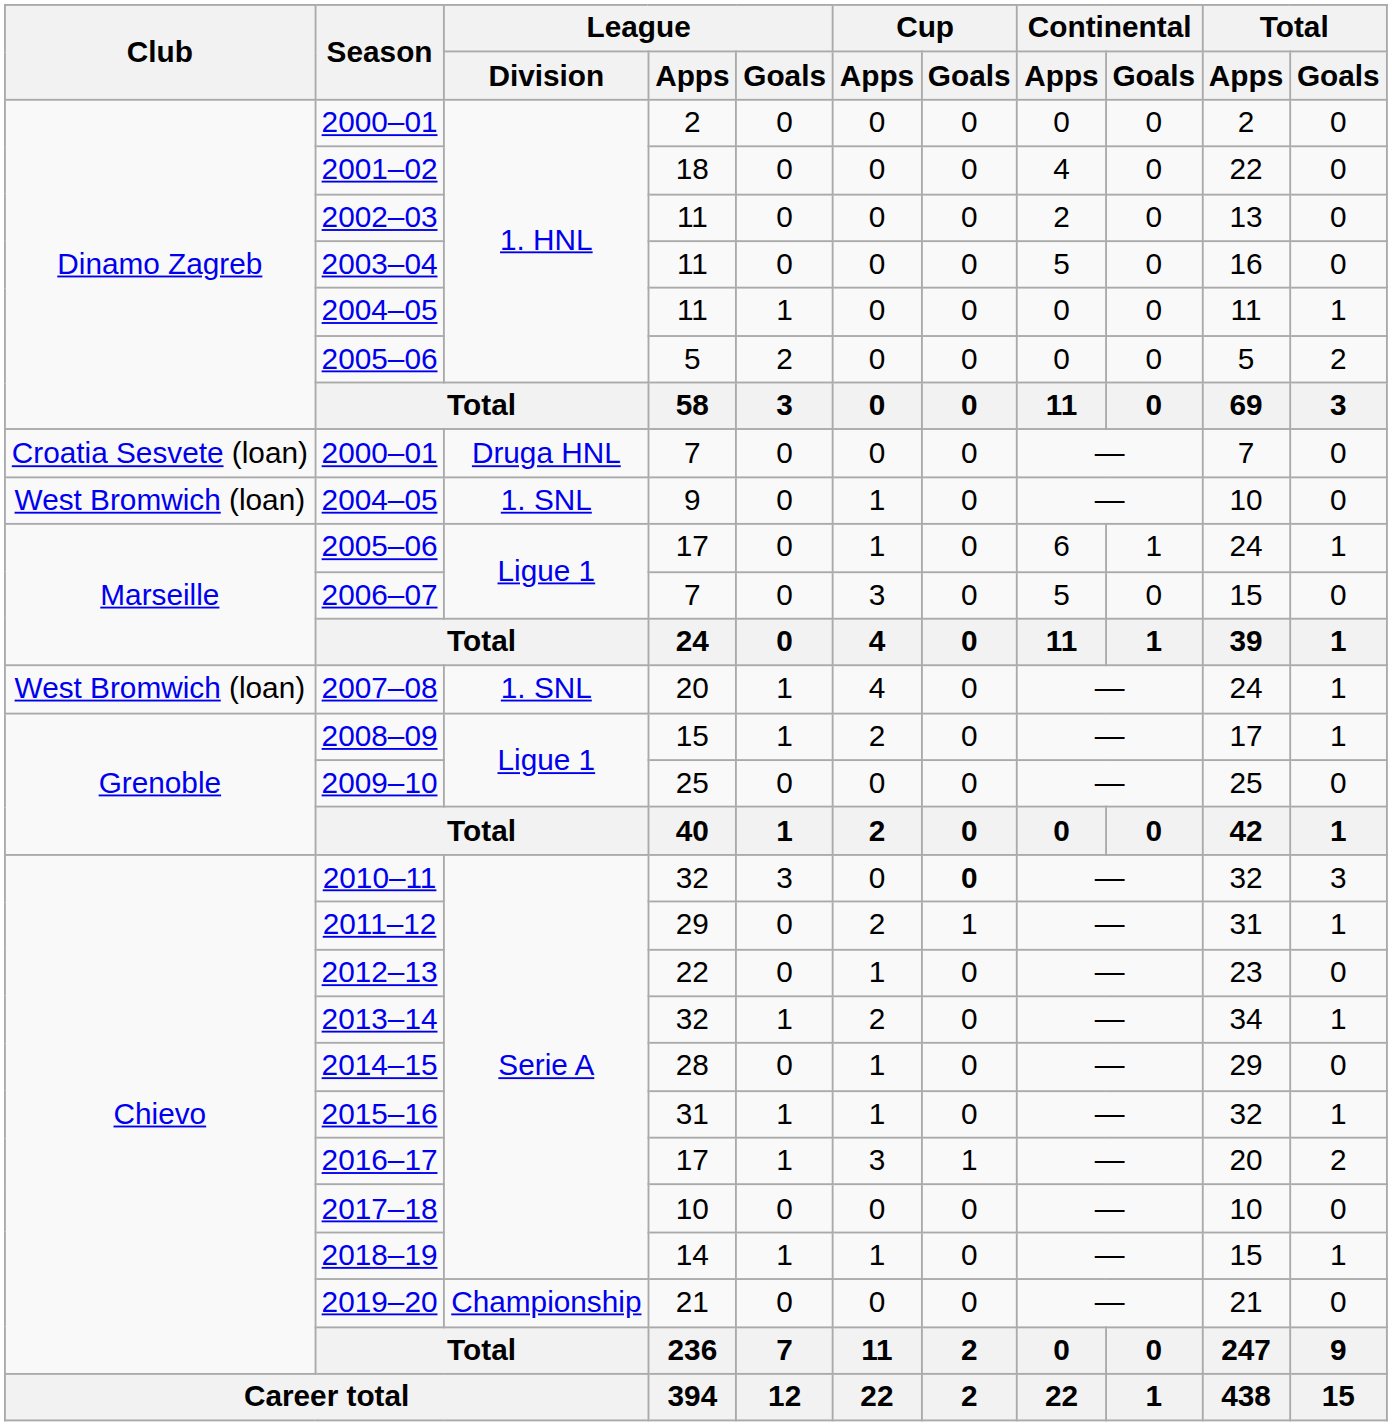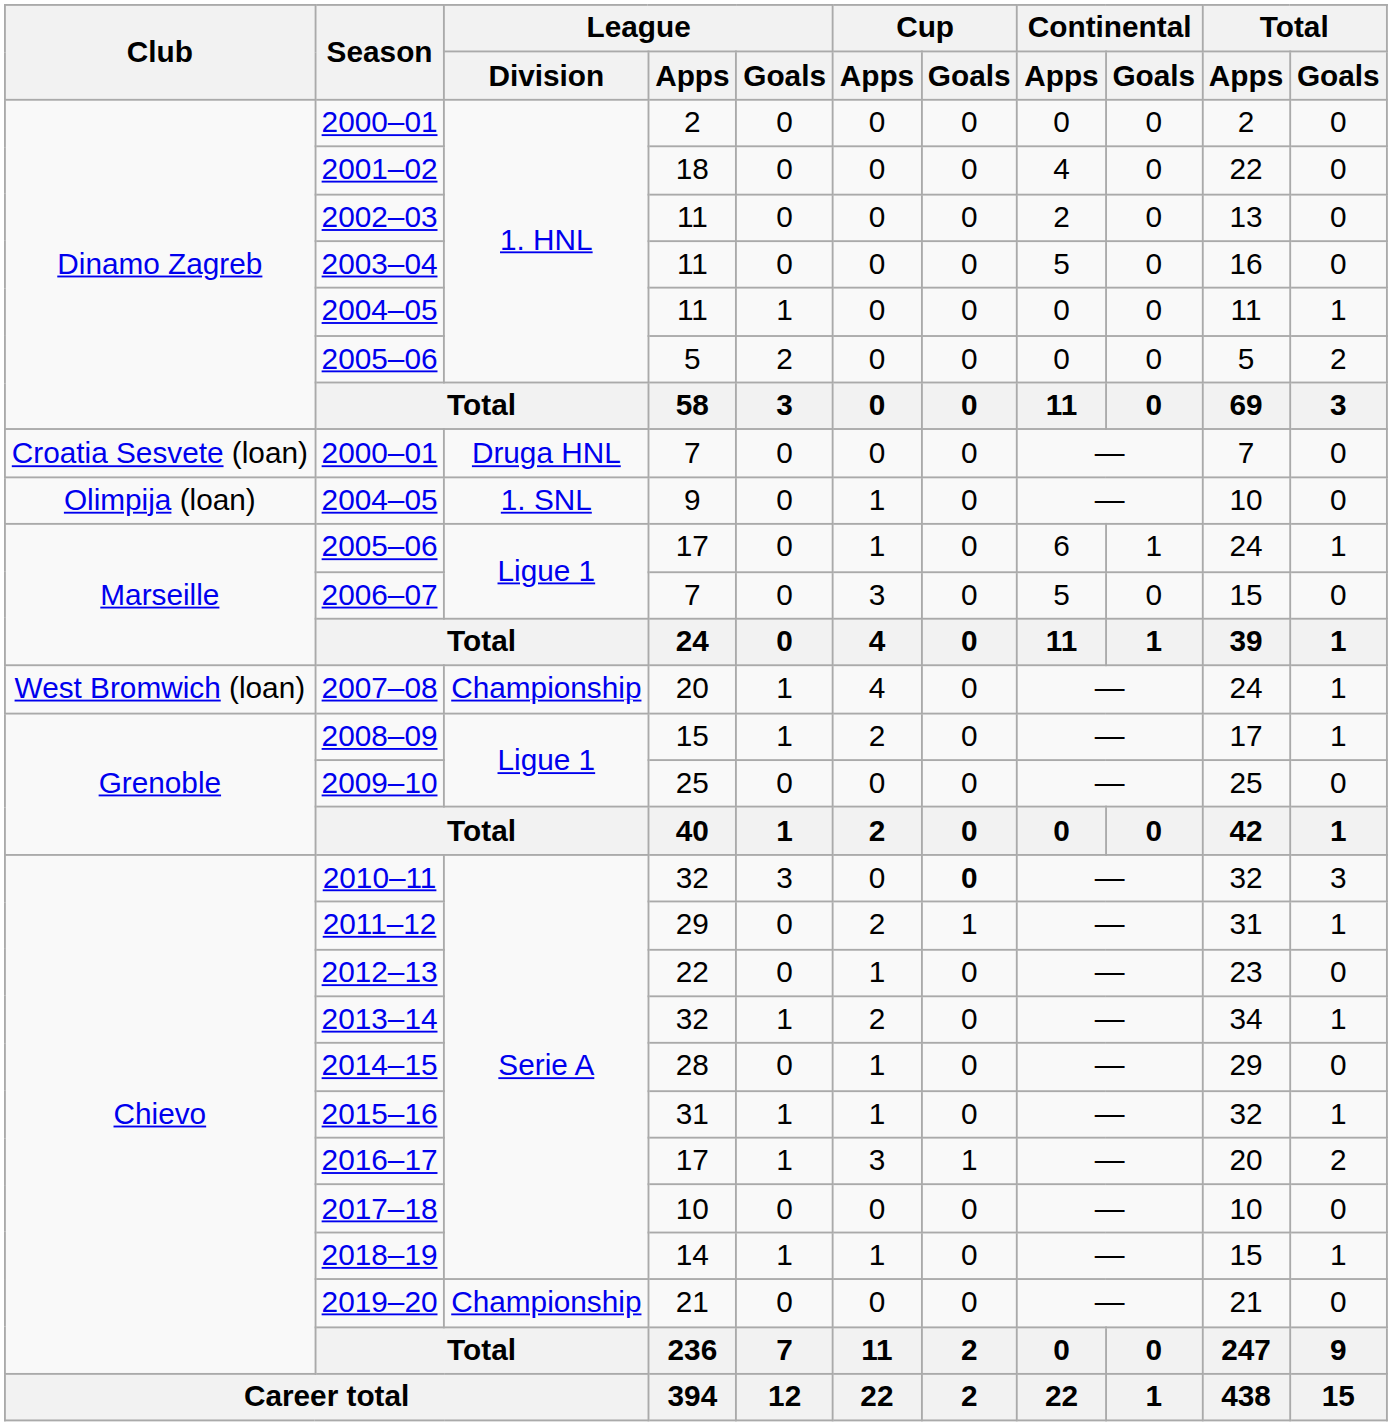(160, 500) West Bromwich (loan) -> (160, 500) Olimpija (loan)
(546, 688) 1. SNL -> (546, 688) Championship
